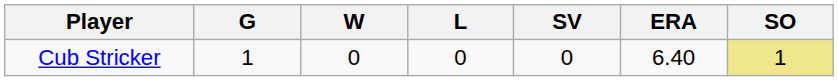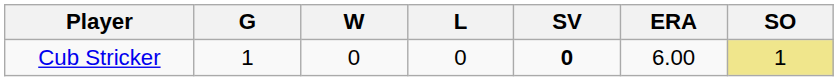(567, 57) normal -> (567, 57) bold
(674, 57) 6.40 -> (674, 57) 6.00
